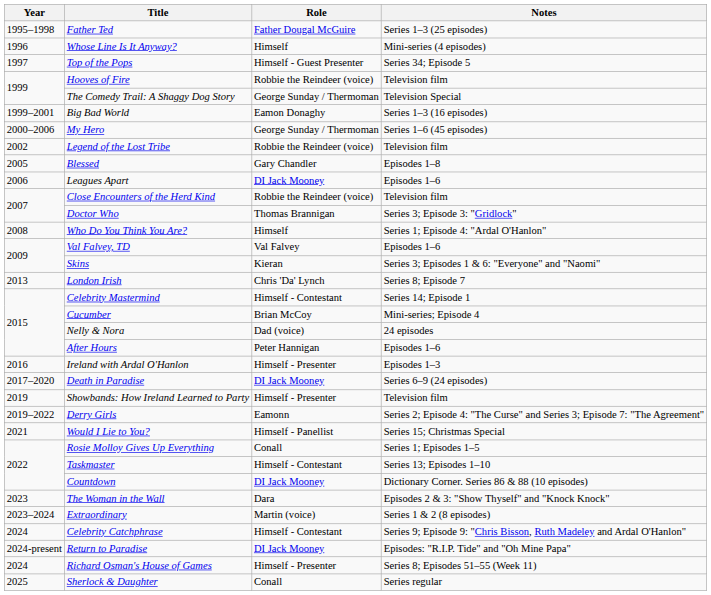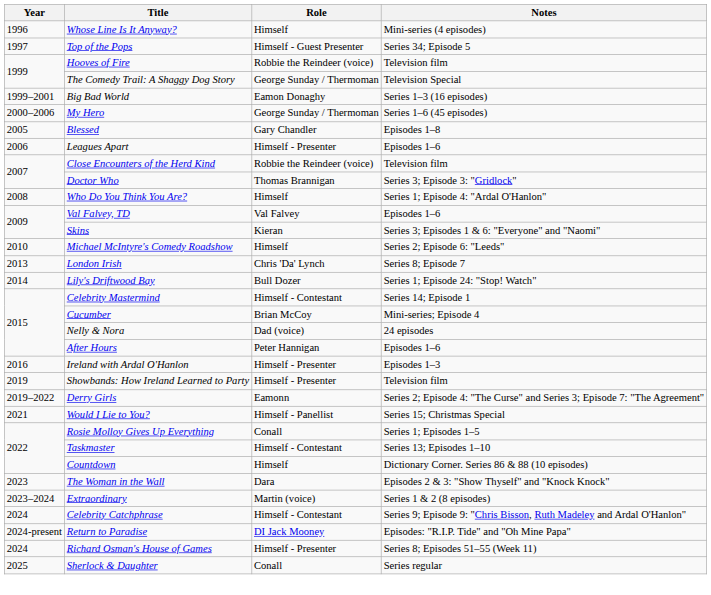- row: (90, 29)
- row: (118, 146)
(289, 180) DI Jack Mooney -> (295, 146) Himself - Presenter
+ row: (150, 247)
+ row: (111, 280)
- row: (105, 381)
(289, 481) DI Jack Mooney -> (271, 465) Himself
